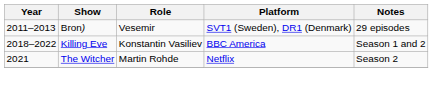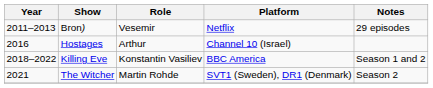(279, 28) SVT1 (Sweden), DR1 (Denmark) -> (220, 28) Netflix
+ row: (82, 43)
(220, 59) Netflix -> (279, 75) SVT1 (Sweden), DR1 (Denmark)
